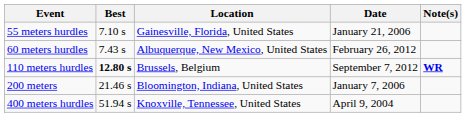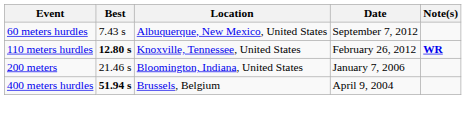- row: (47, 31)
(374, 49) February 26, 2012 -> (375, 31) September 7, 2012
(178, 67) Brussels, Belgium -> (219, 49) Knoxville, Tennessee, United States
(375, 67) September 7, 2012 -> (374, 49) February 26, 2012
(115, 103) normal -> (115, 85) bold
(219, 103) Knoxville, Tennessee, United States -> (178, 85) Brussels, Belgium
